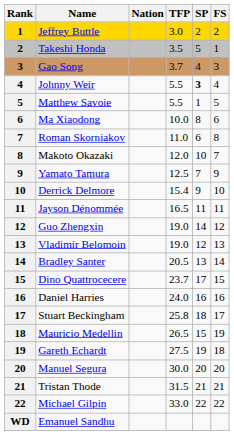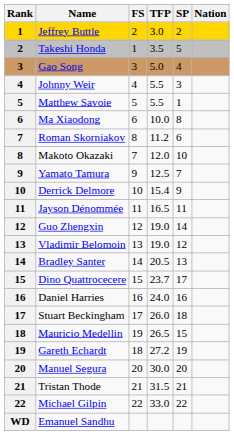columns swapped: (148, 13) <-> (220, 13)
(176, 66) 3.7 -> (157, 66) 5.0
(198, 84) bold -> (179, 84) normal
(179, 137) 11.0 -> (159, 137) 11.2
(179, 315) 25.8 -> (159, 315) 26.0
(179, 350) 27.5 -> (159, 350) 27.2
